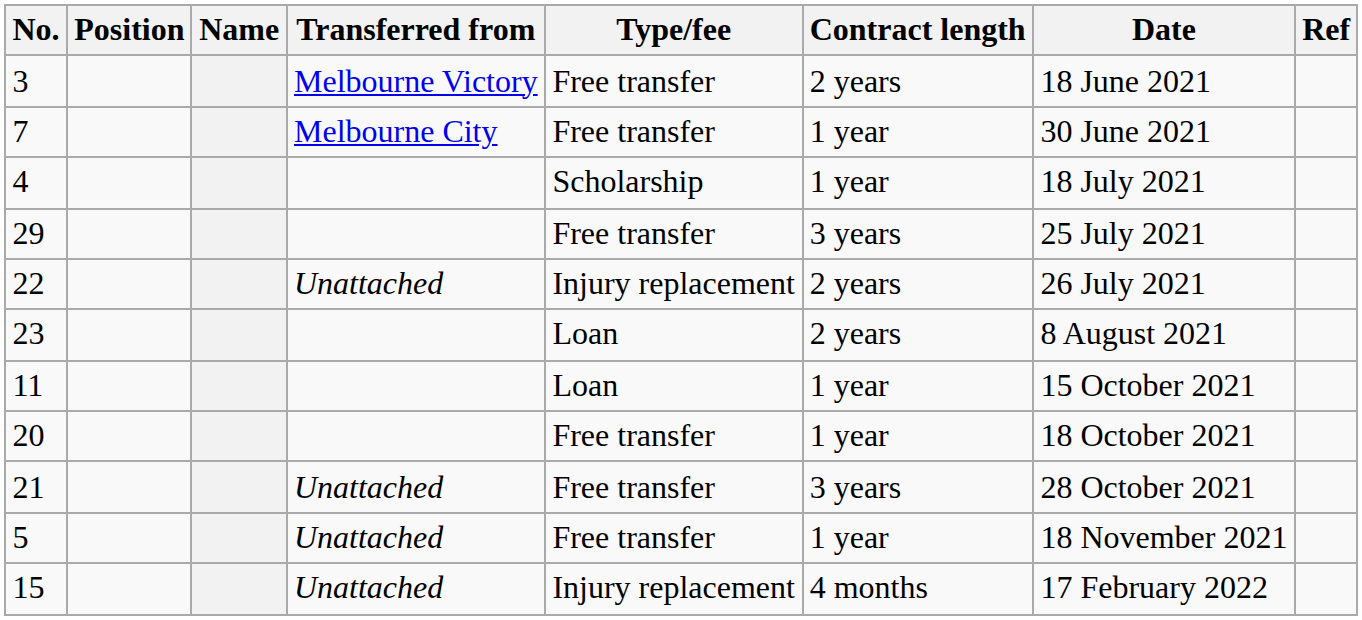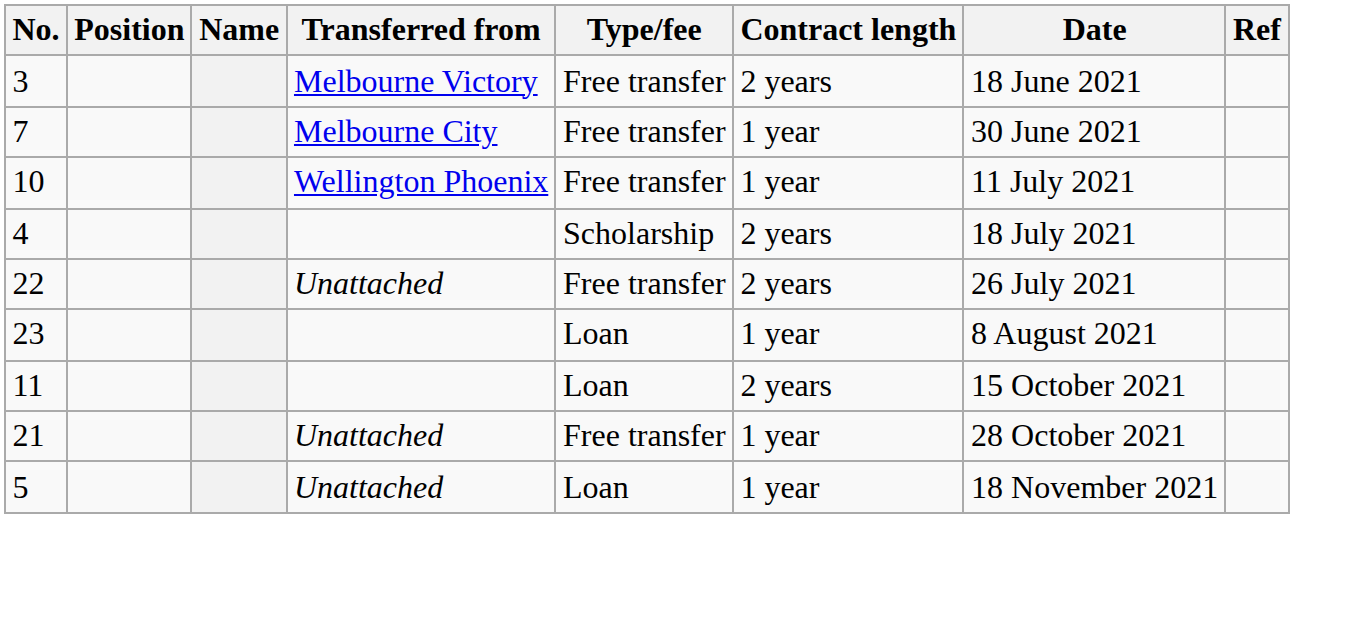+ row: (28, 182)
(849, 182) 1 year -> (786, 232) 2 years
- row: (28, 232)
(674, 283) Injury replacement -> (644, 283) Free transfer
(855, 334) 2 years -> (780, 334) 1 year
(849, 385) 1 year -> (786, 385) 2 years
- row: (28, 435)
(855, 486) 3 years -> (780, 435) 1 year
(634, 537) Free transfer -> (596, 486) Loan
- row: (28, 588)
